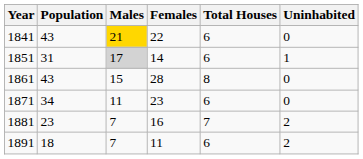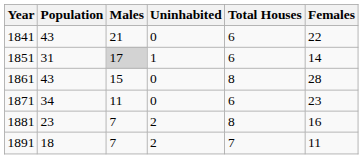columns swapped: (174, 15) <-> (319, 15)
(116, 36) gold background -> (116, 36) no background
(207, 121) 7 -> (231, 121) 8
(207, 143) 6 -> (231, 143) 7
